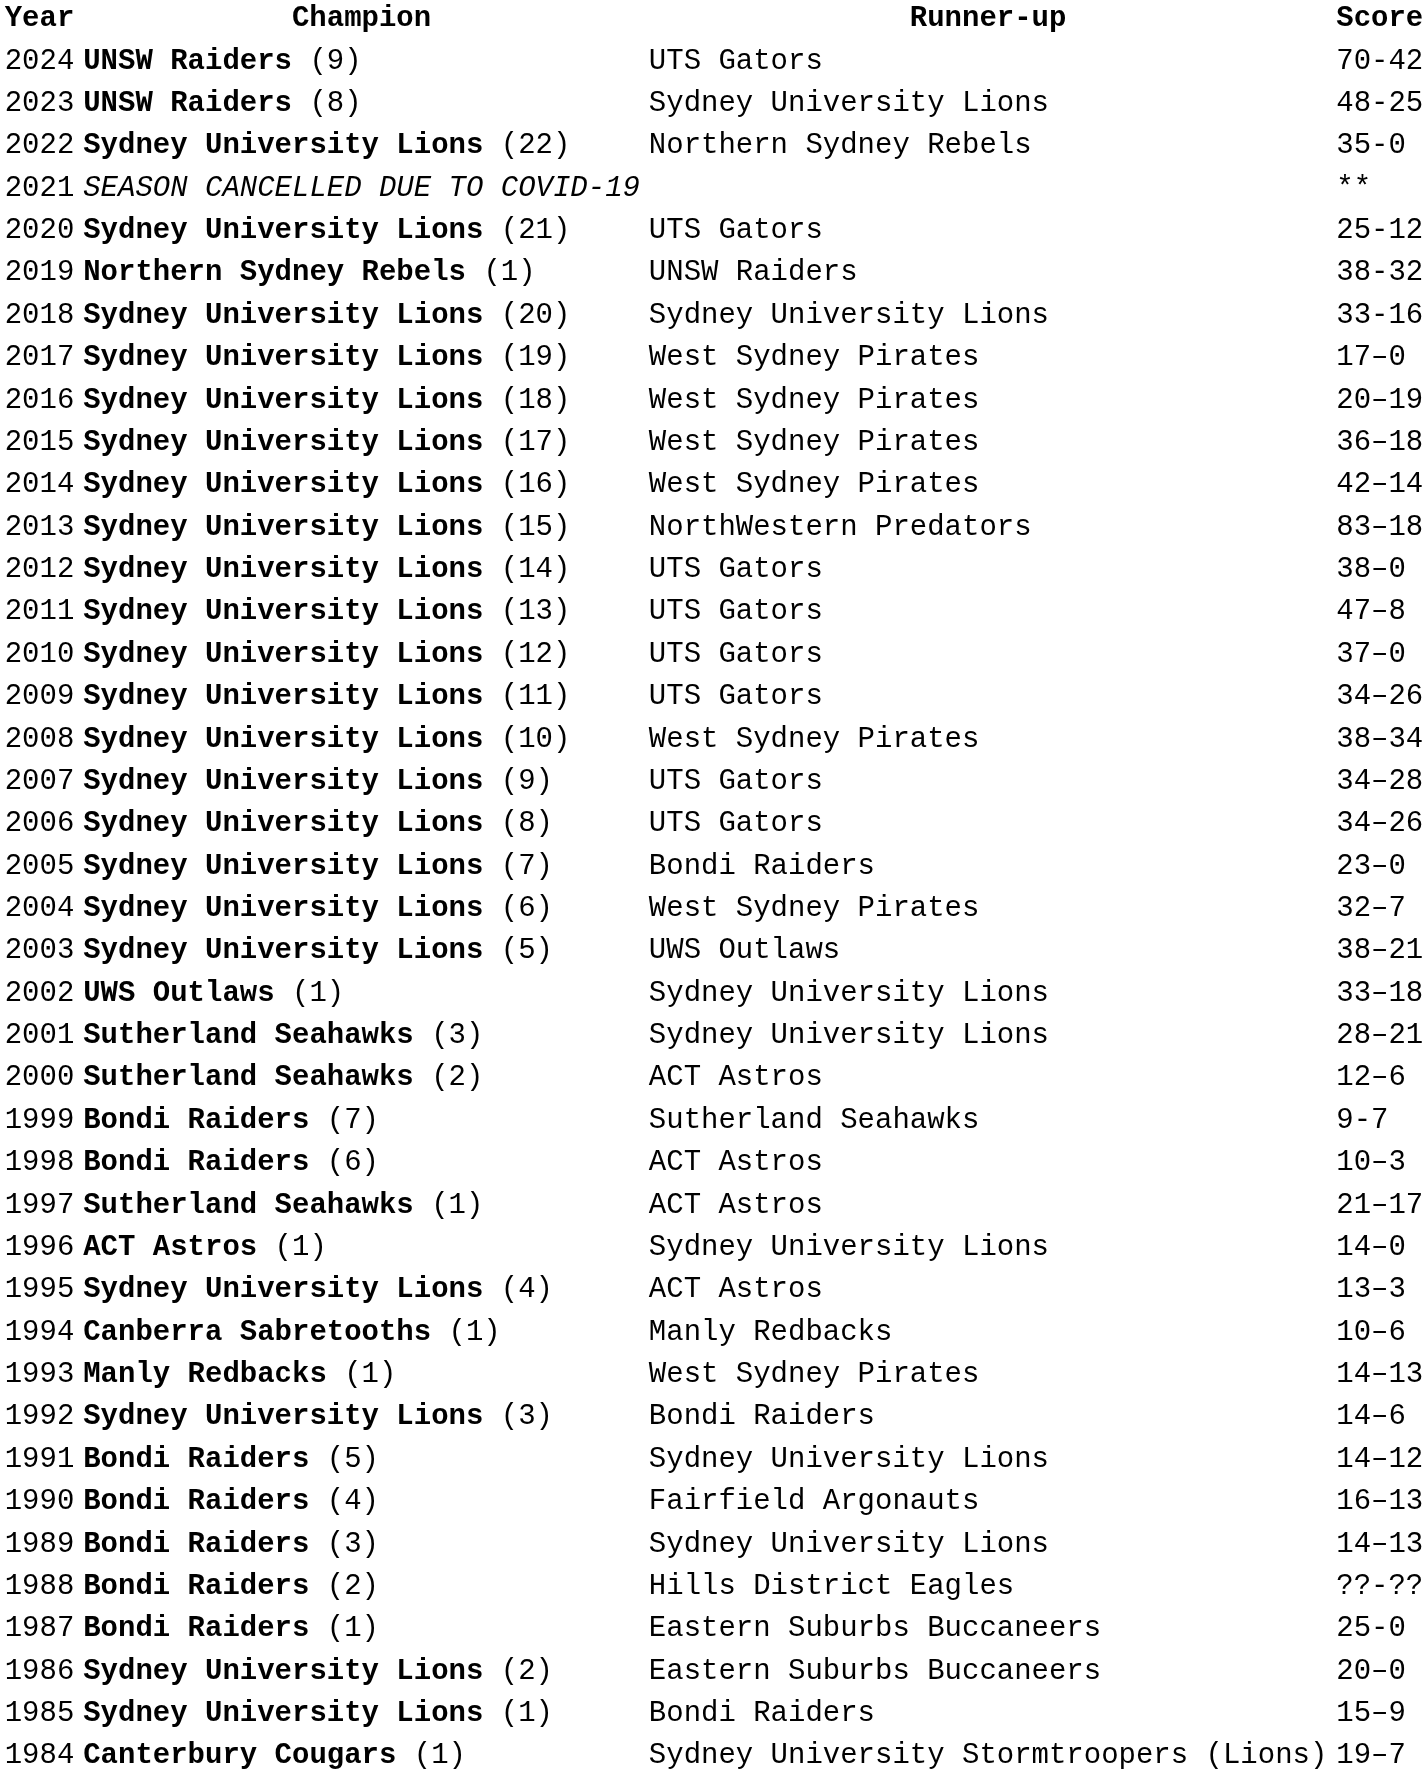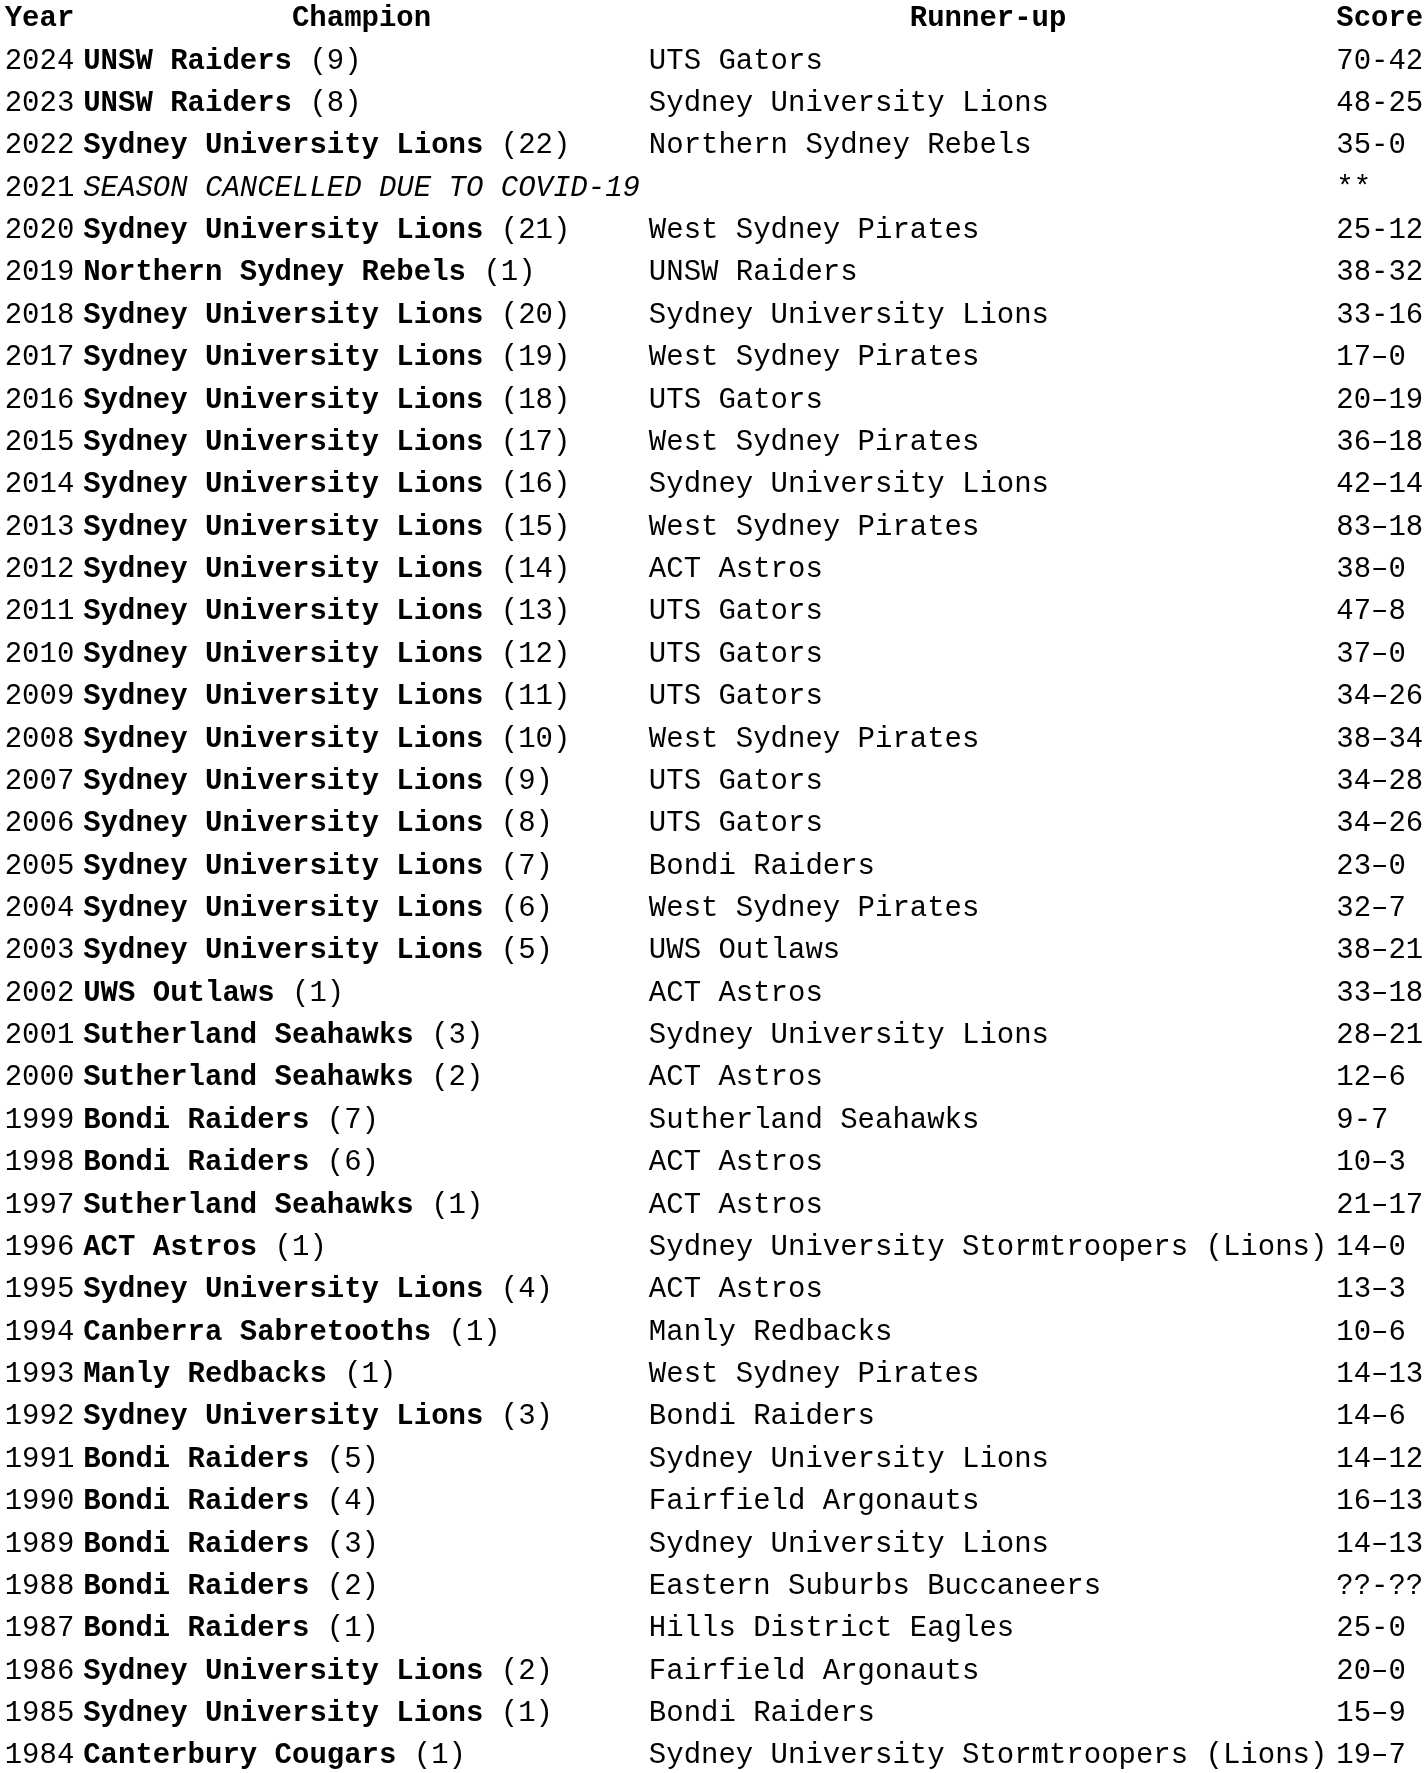(736, 230) UTS Gators -> (814, 230) West Sydney Pirates
(814, 400) West Sydney Pirates -> (736, 400) UTS Gators
(814, 484) West Sydney Pirates -> (849, 484) Sydney University Lions
(840, 527) NorthWestern Predators -> (814, 527) West Sydney Pirates
(736, 569) UTS Gators -> (736, 569) ACT Astros
(849, 993) Sydney University Lions -> (736, 993) ACT Astros
(849, 1247) Sydney University Lions -> (988, 1247) Sydney University Stormtroopers (Lions)
(832, 1586) Hills District Eagles -> (875, 1586) Eastern Suburbs Buccaneers
(875, 1628) Eastern Suburbs Buccaneers -> (832, 1628) Hills District Eagles
(875, 1671) Eastern Suburbs Buccaneers -> (814, 1671) Fairfield Argonauts
